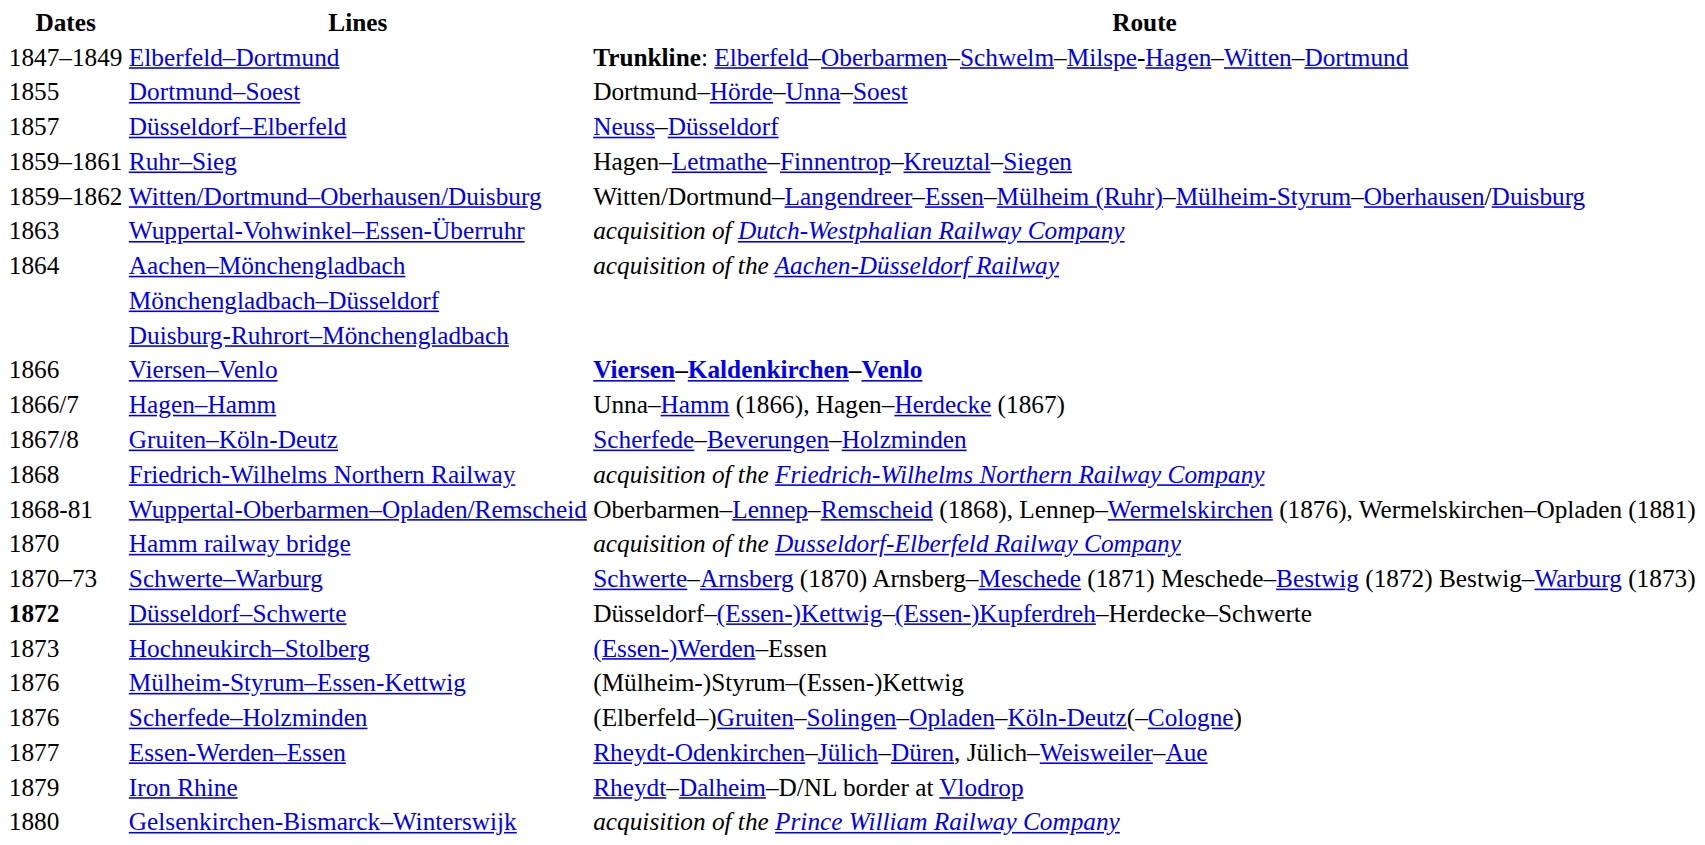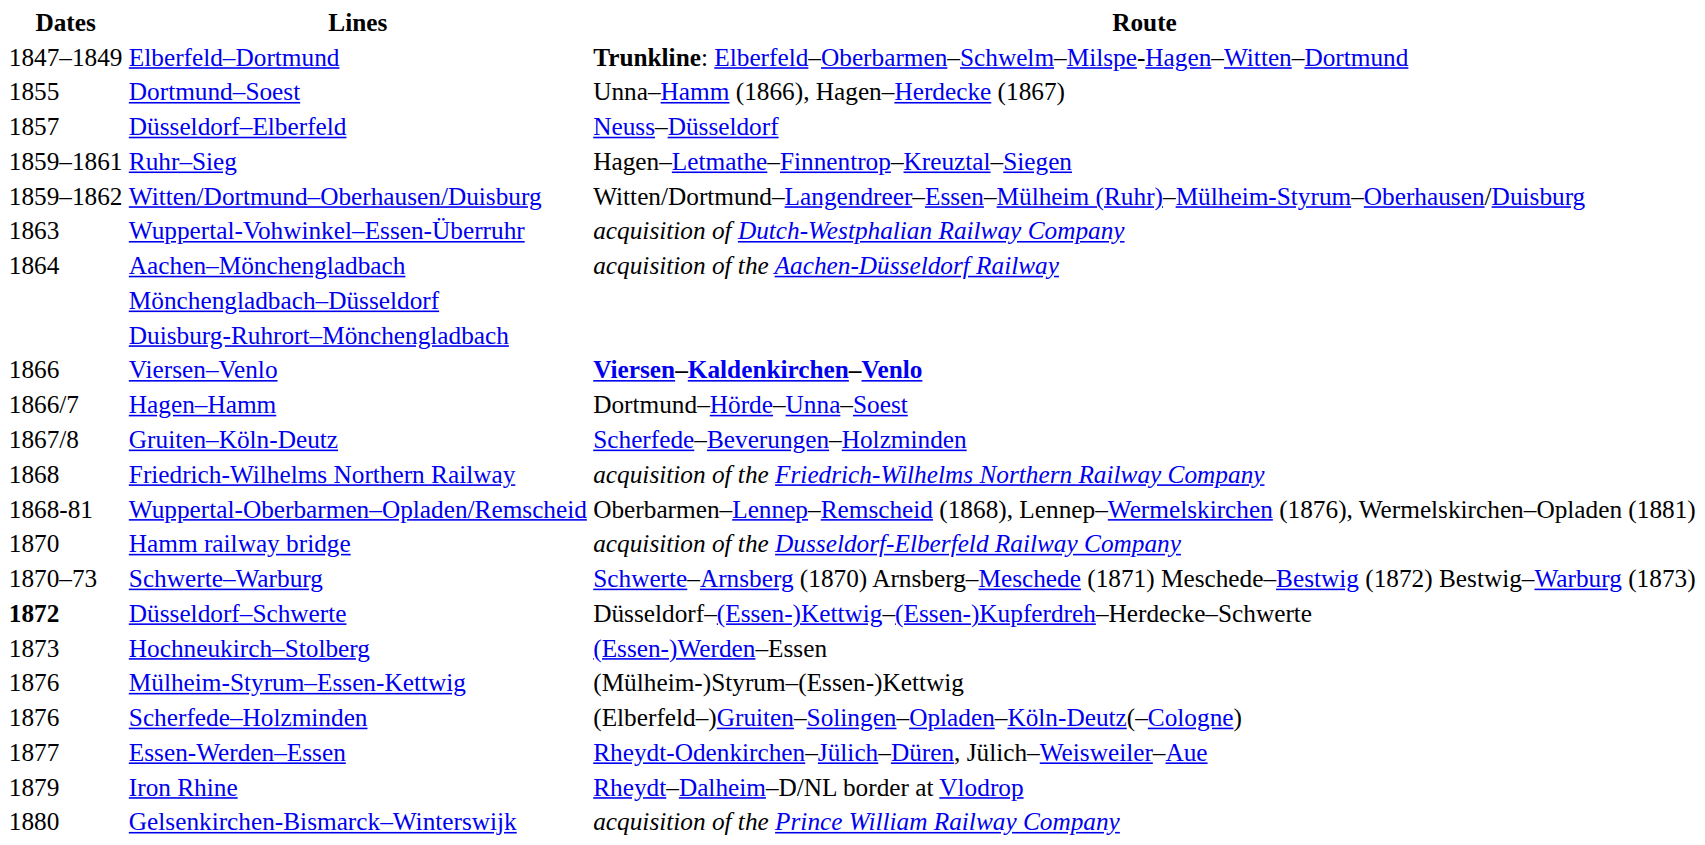(751, 92) Dortmund–Hörde–Unna–Soest -> (829, 92) Unna–Hamm (1866), Hagen–Herdecke (1867)
(829, 405) Unna–Hamm (1866), Hagen–Herdecke (1867) -> (751, 405) Dortmund–Hörde–Unna–Soest
